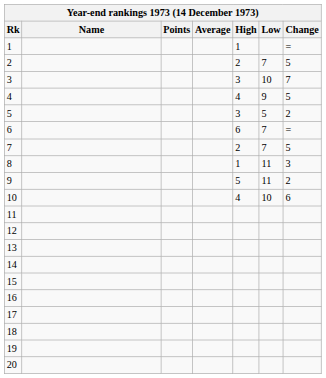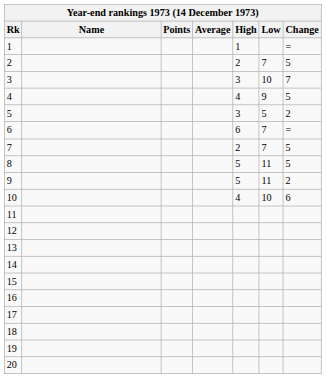(238, 164) 1 -> (238, 164) 5
(288, 164) 3 -> (288, 164) 5
